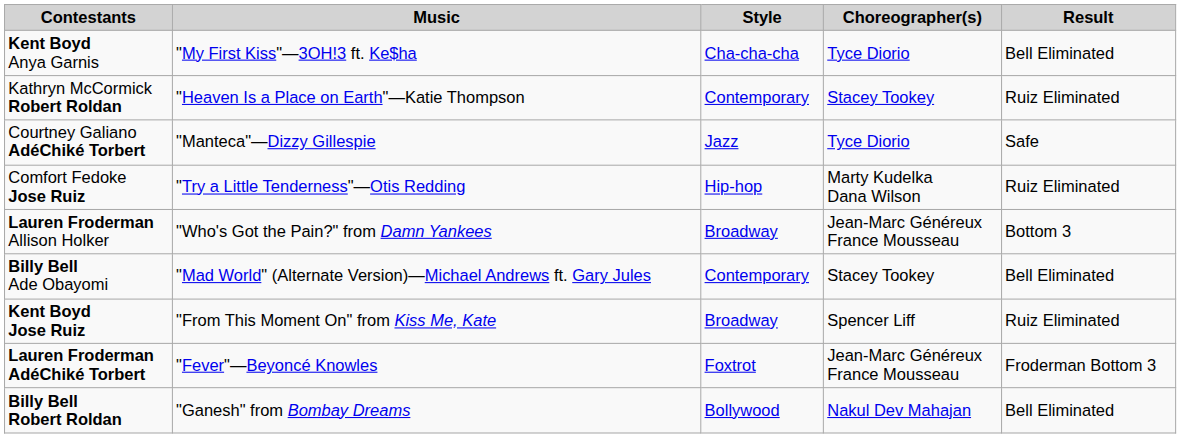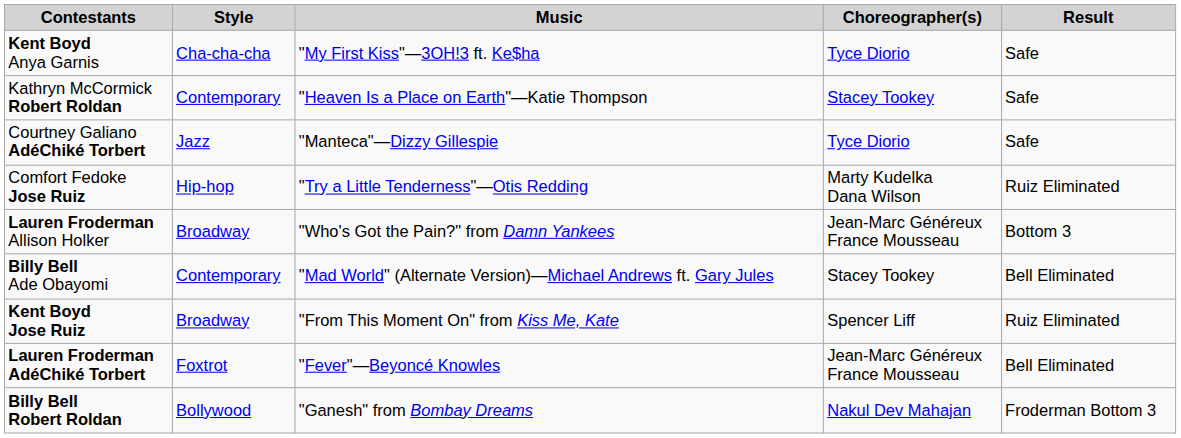columns swapped: (762, 17) <-> (437, 17)
(1060, 52) Bell Eliminated -> (1022, 52) Safe
(1062, 97) Ruiz Eliminated -> (1022, 97) Safe
(1081, 365) Froderman Bottom 3 -> (1060, 365) Bell Eliminated
(1060, 410) Bell Eliminated -> (1081, 410) Froderman Bottom 3
